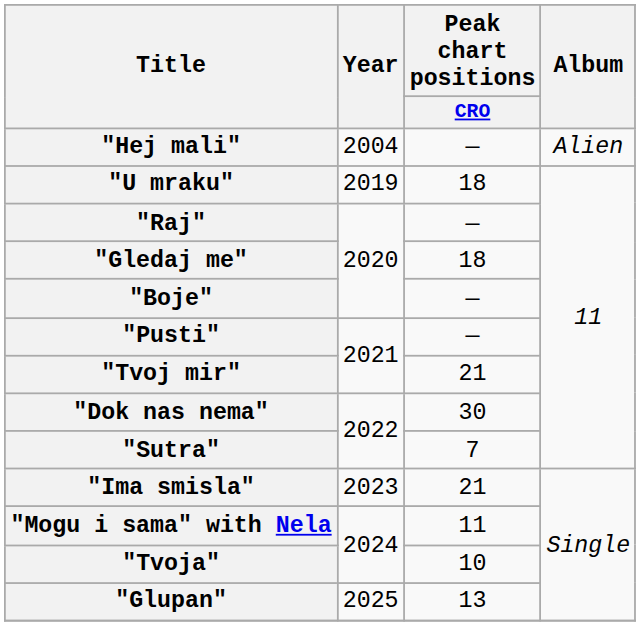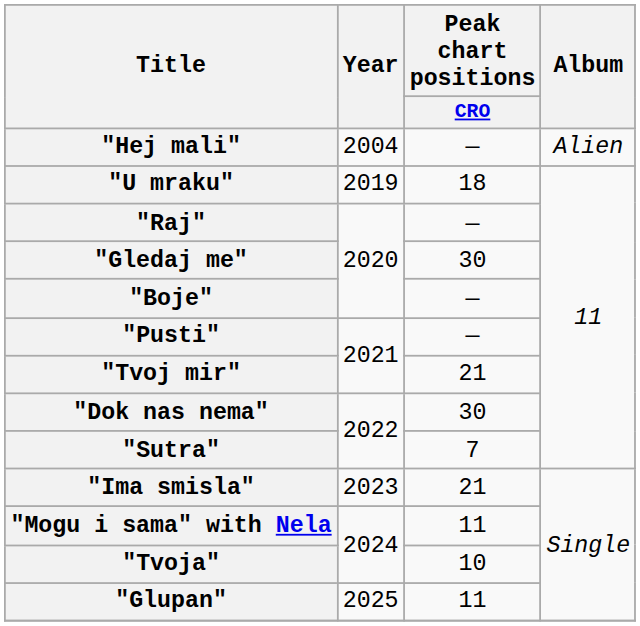(473, 260) 18 -> (473, 260) 30
(473, 602) 13 -> (473, 602) 11
